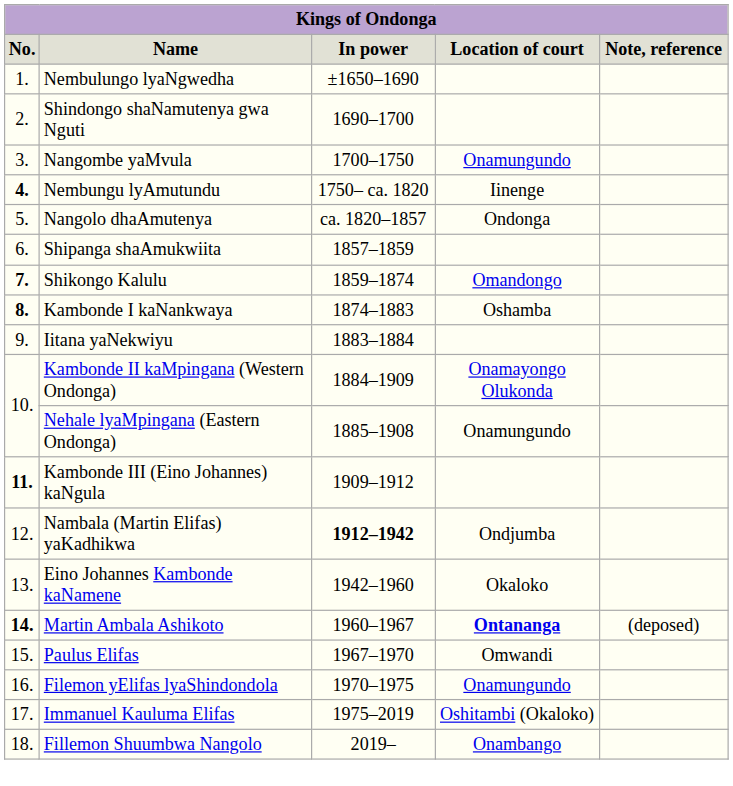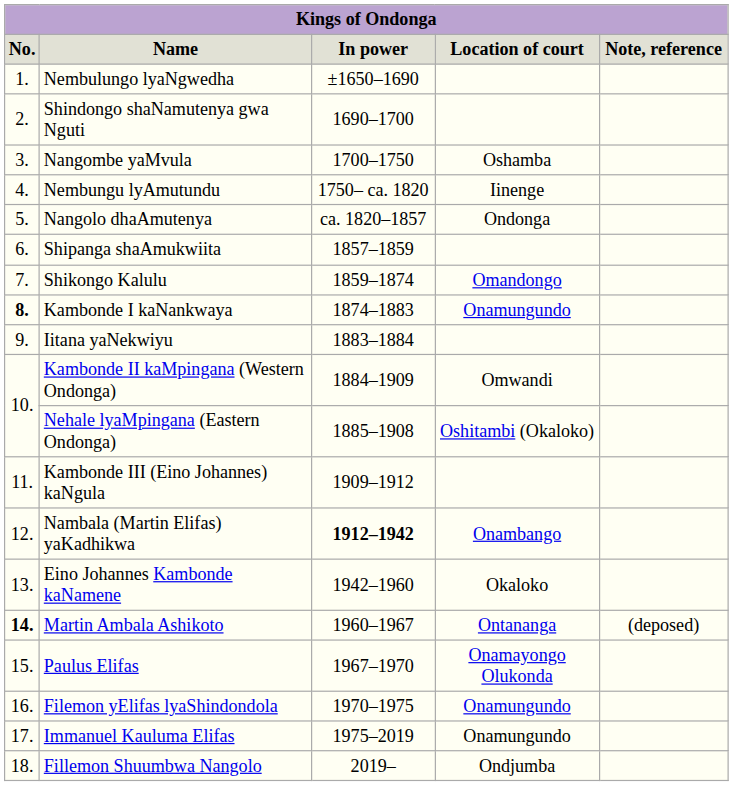(517, 160) Onamungundo -> (517, 160) Oshamba
(22, 190) bold -> (22, 190) normal
(22, 279) bold -> (22, 279) normal
(517, 309) Oshamba -> (517, 309) Onamungundo
(517, 379) Onamayongo Olukonda -> (517, 379) Omwandi
(517, 431) Onamungundo -> (517, 431) Oshitambi (Okaloko)
(22, 482) bold -> (22, 482) normal
(517, 533) Ondjumba -> (517, 533) Onambango
(517, 625) bold -> (517, 625) normal
(517, 655) Omwandi -> (517, 665) Onamayongo Olukonda
(517, 714) Oshitambi (Okaloko) -> (517, 736) Onamungundo
(517, 744) Onambango -> (517, 766) Ondjumba
